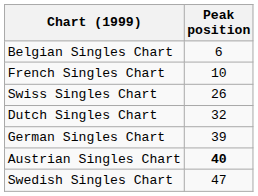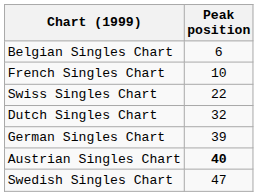(219, 95) 26 -> (219, 95) 22
